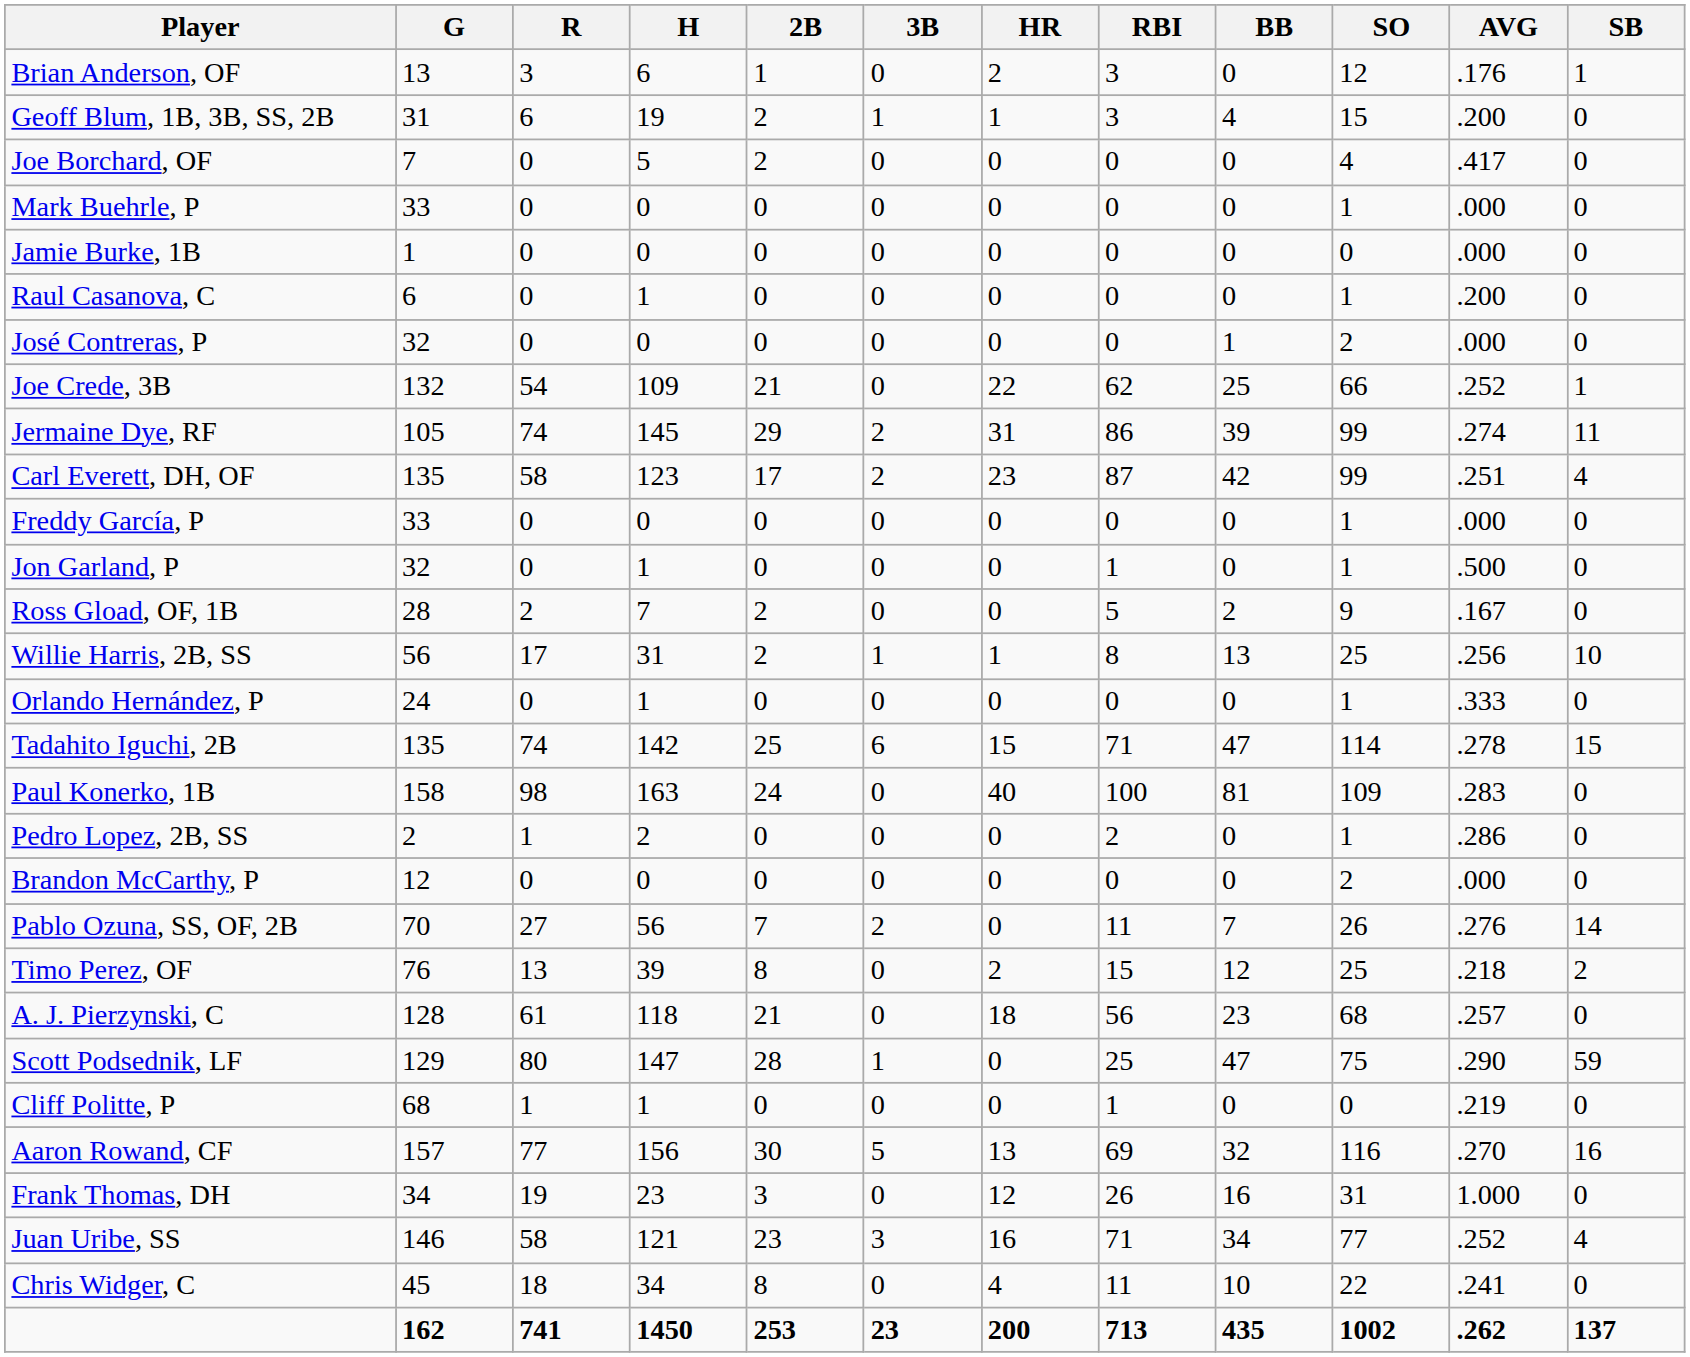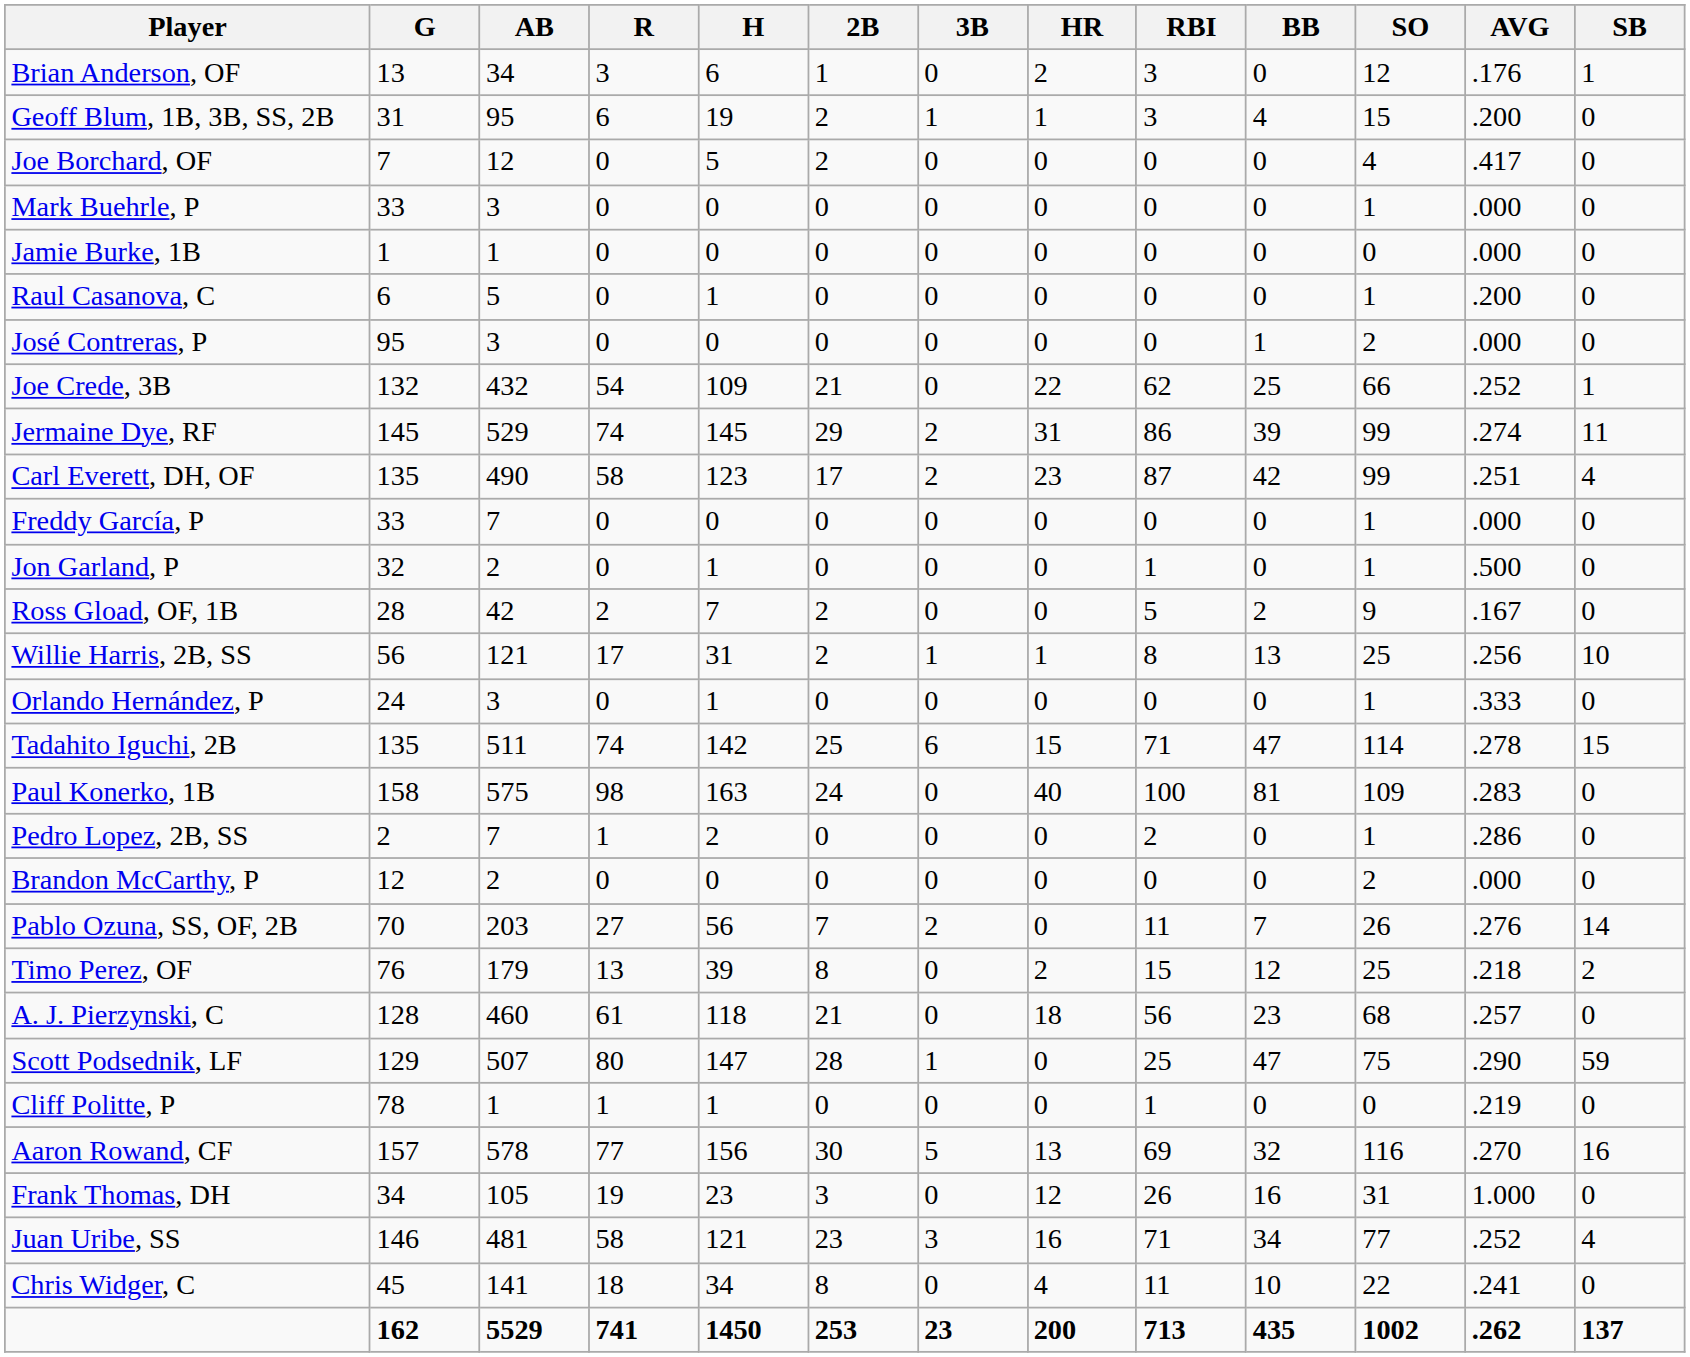+ column: (534, 26)
(416, 341) 32 -> (391, 341) 95
(423, 431) 105 -> (398, 431) 145
(416, 1104) 68 -> (391, 1104) 78
